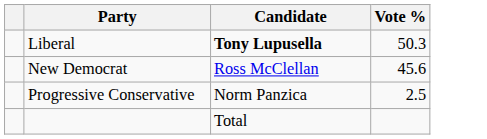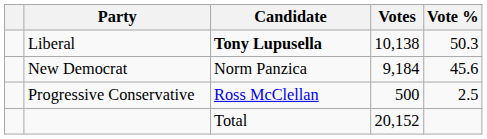+ column: (397, 17)
(266, 69) Ross McClellan -> (261, 69) Norm Panzica
(261, 95) Norm Panzica -> (266, 95) Ross McClellan
